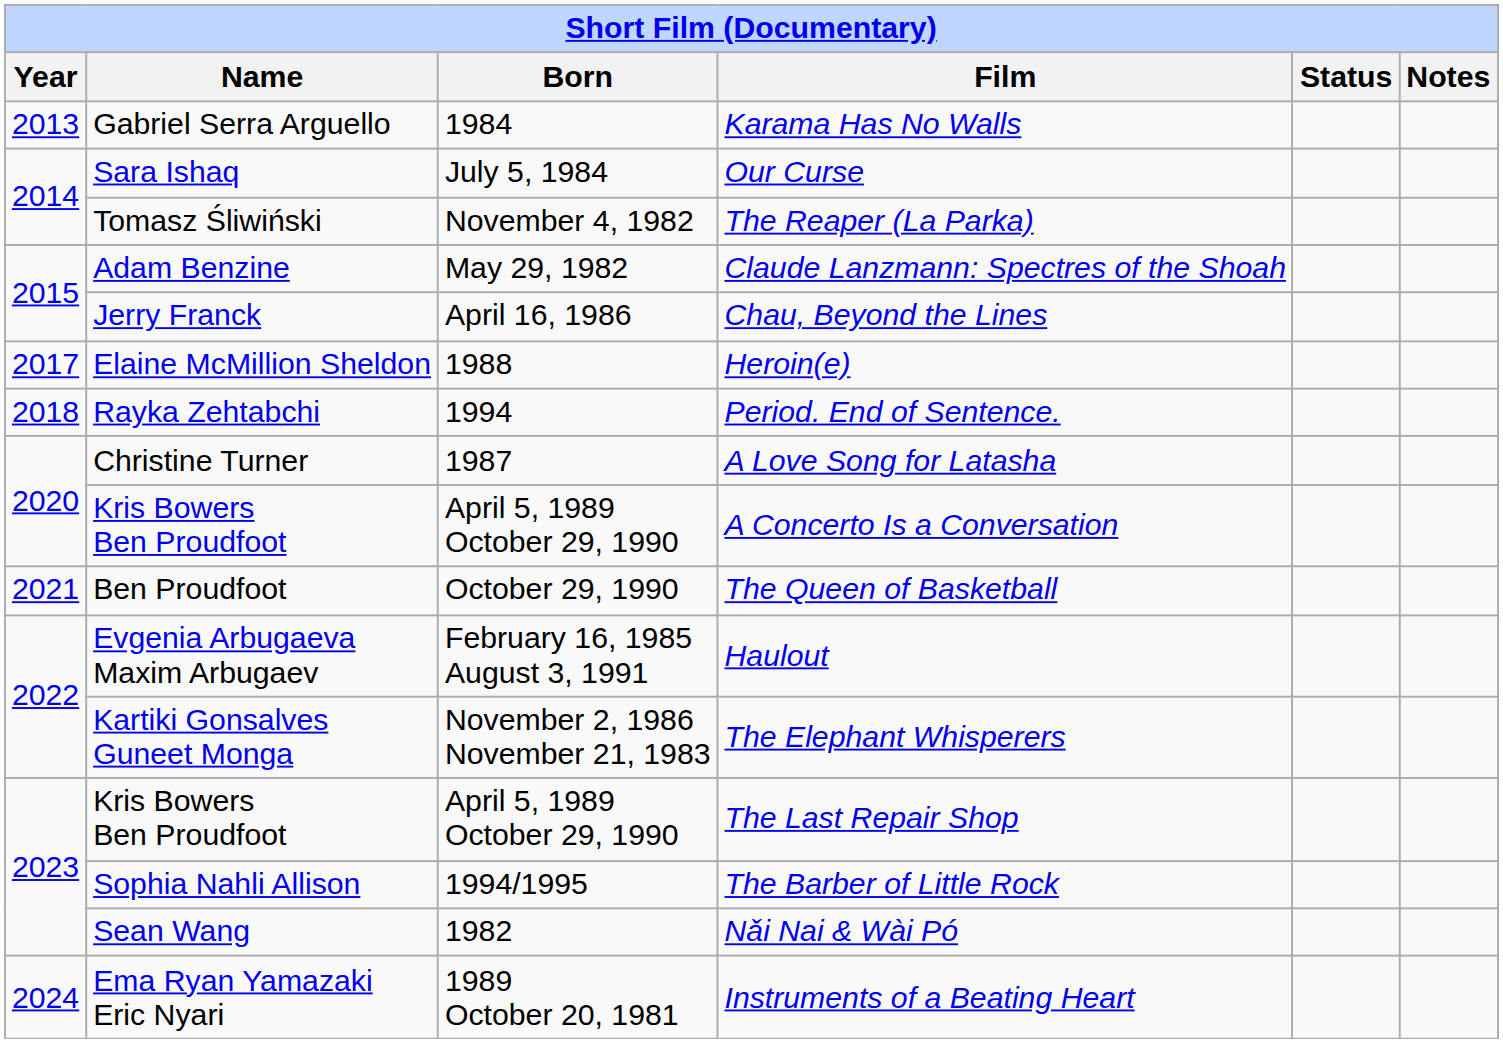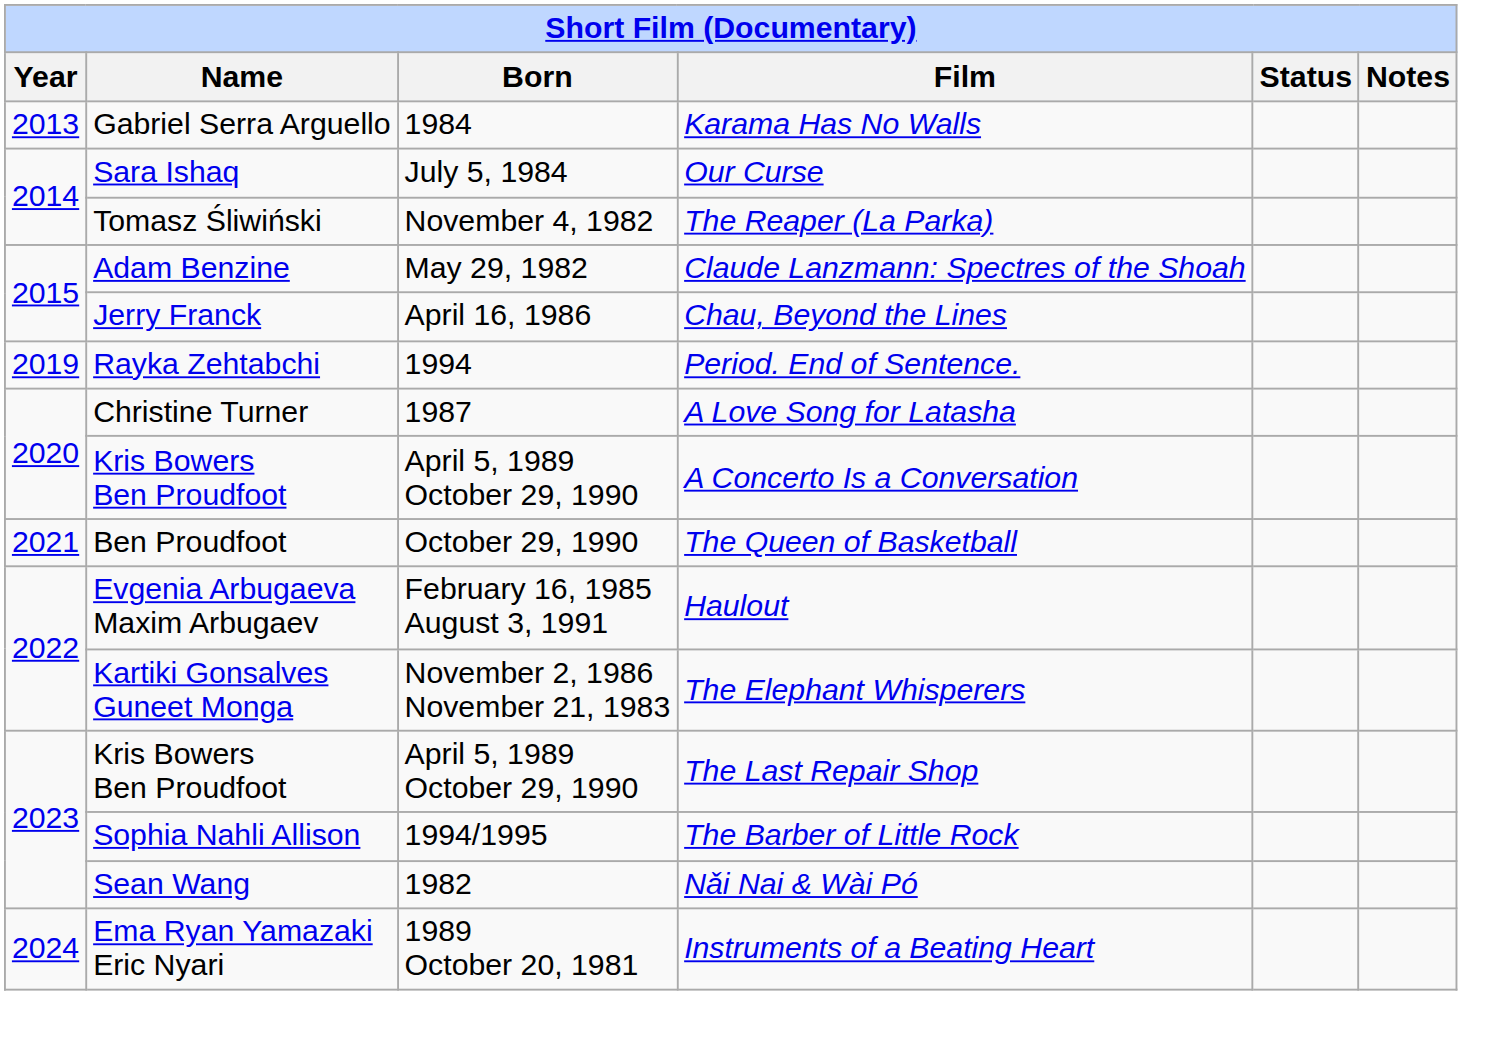- row: (787, 364)
(46, 412) 2018 -> (46, 364) 2019
